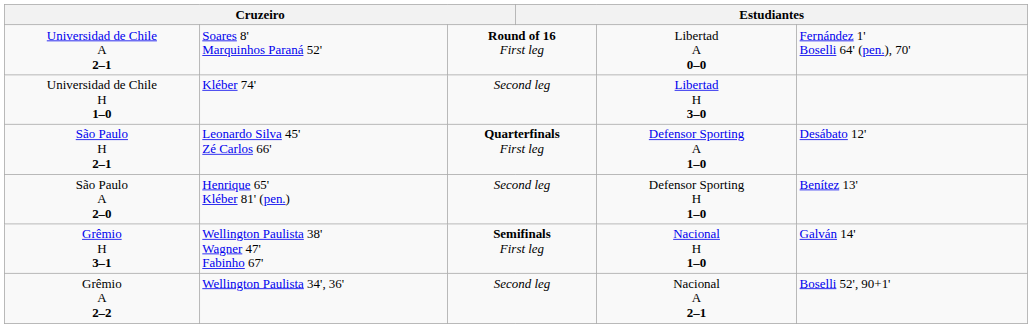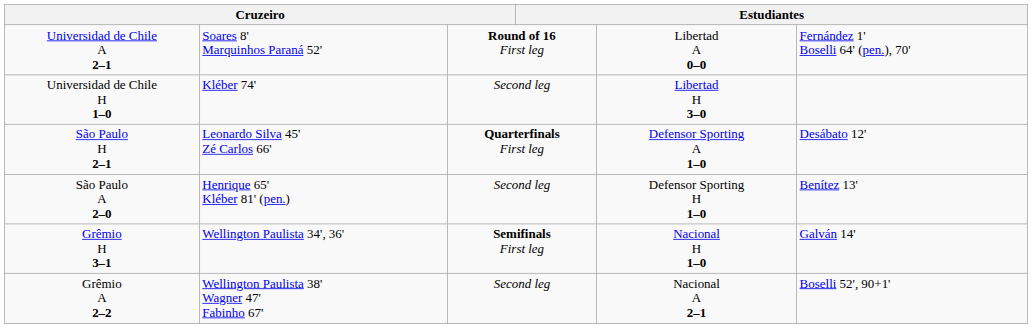(262, 248) Wellington Paulista 38' Wagner 47' Fabinho 67' -> (273, 234) Wellington Paulista 34', 36'
(273, 283) Wellington Paulista 34', 36' -> (262, 298) Wellington Paulista 38' Wagner 47' Fabinho 67'
